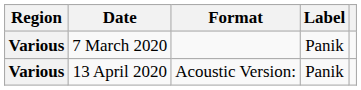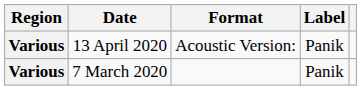rows swapped: (120, 44) <-> (120, 71)
